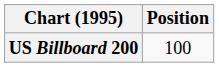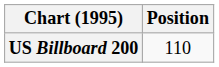(178, 47) 100 -> (178, 47) 110
